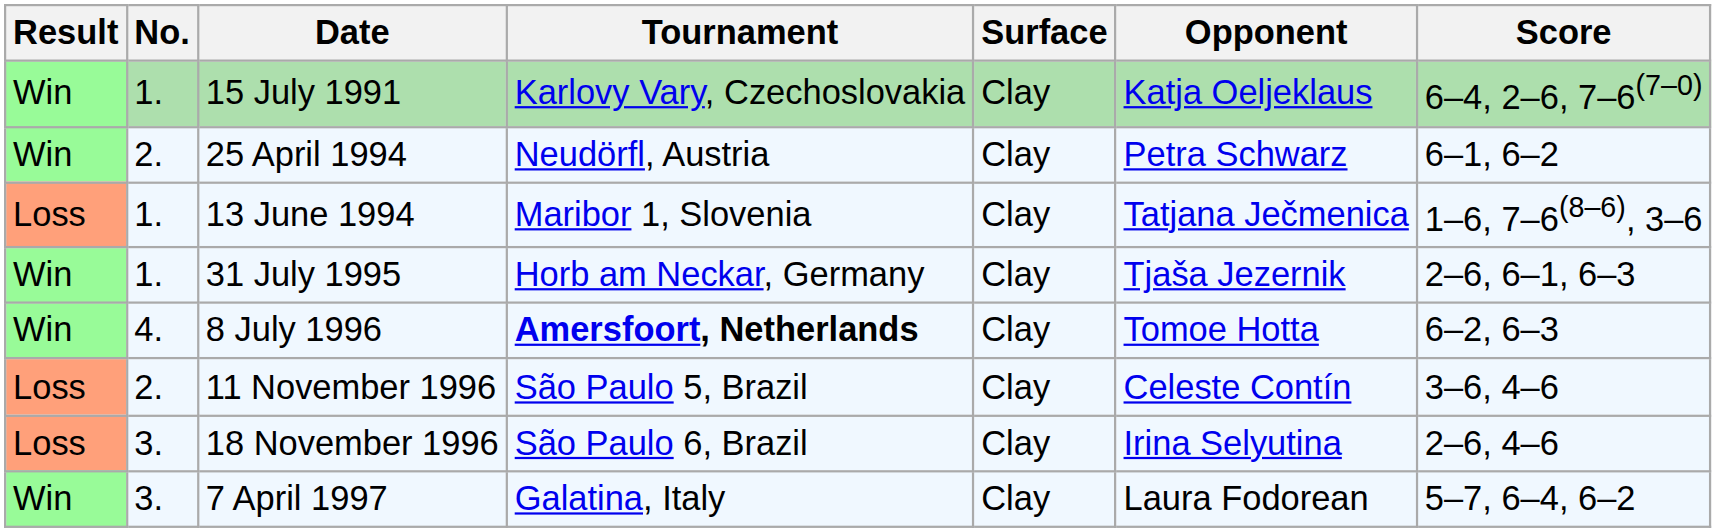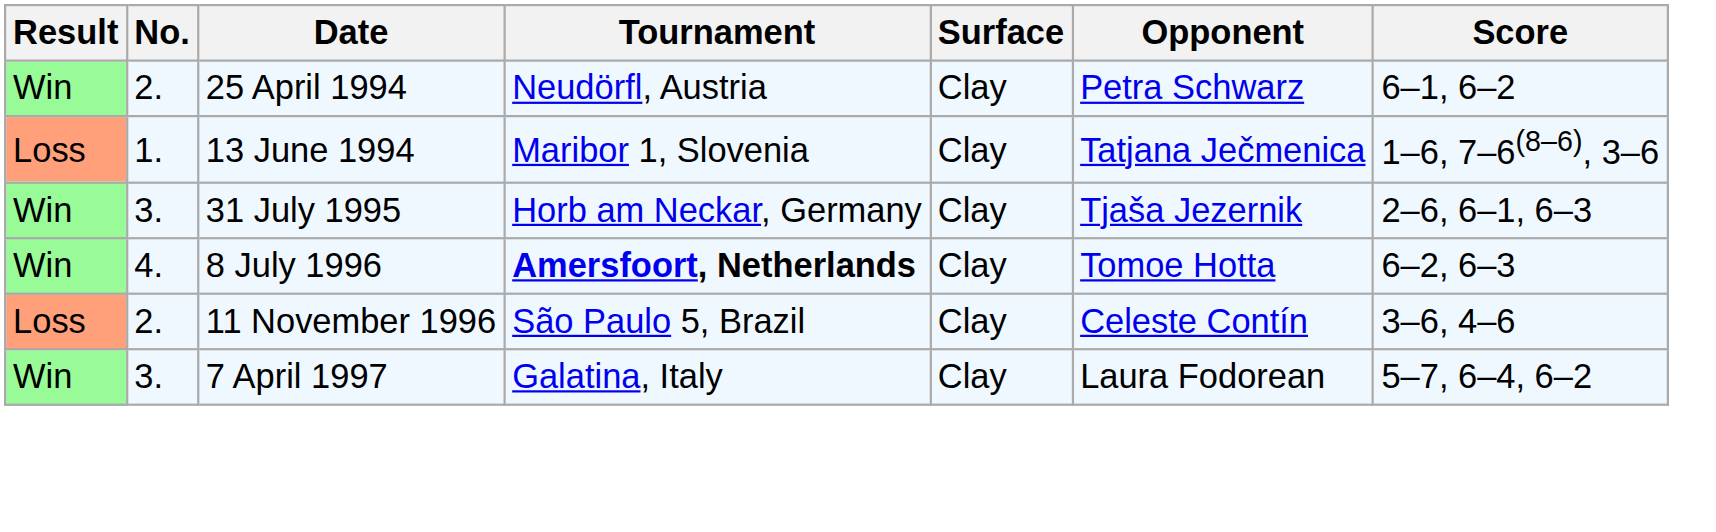- row: (303, 92)
(149, 274) 1. -> (149, 208) 3.
- row: (352, 441)
